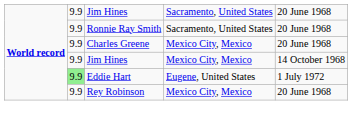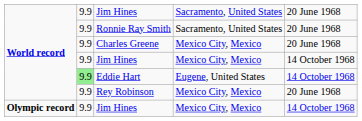(301, 76) 1 July 1972 -> (321, 76) 14 October 1968
+ row: (41, 108)
